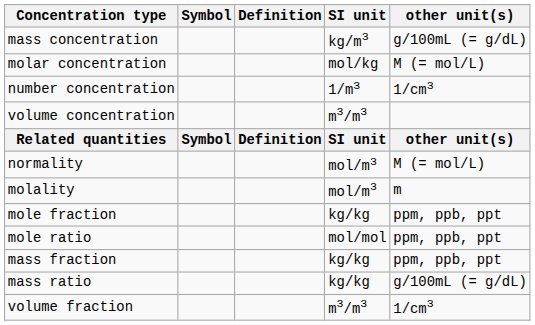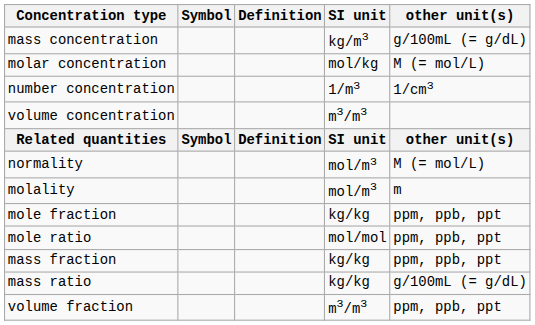(413, 308) 1/cm3 -> (448, 307) ppm, ppb, ppt
